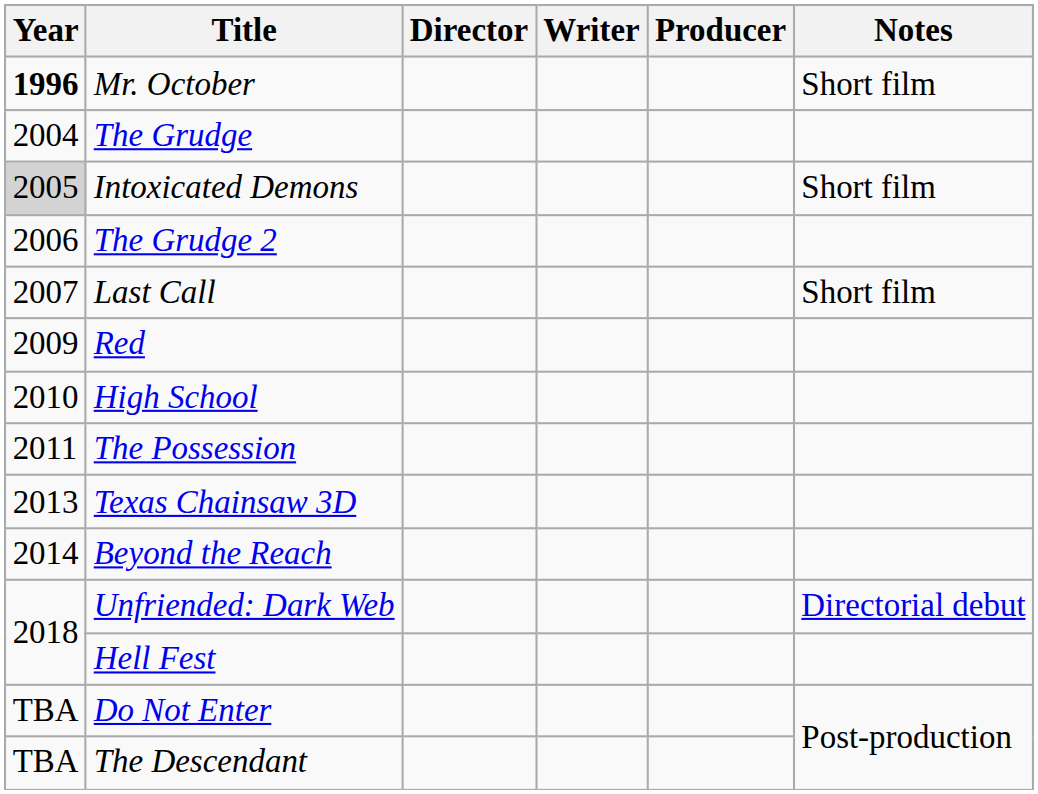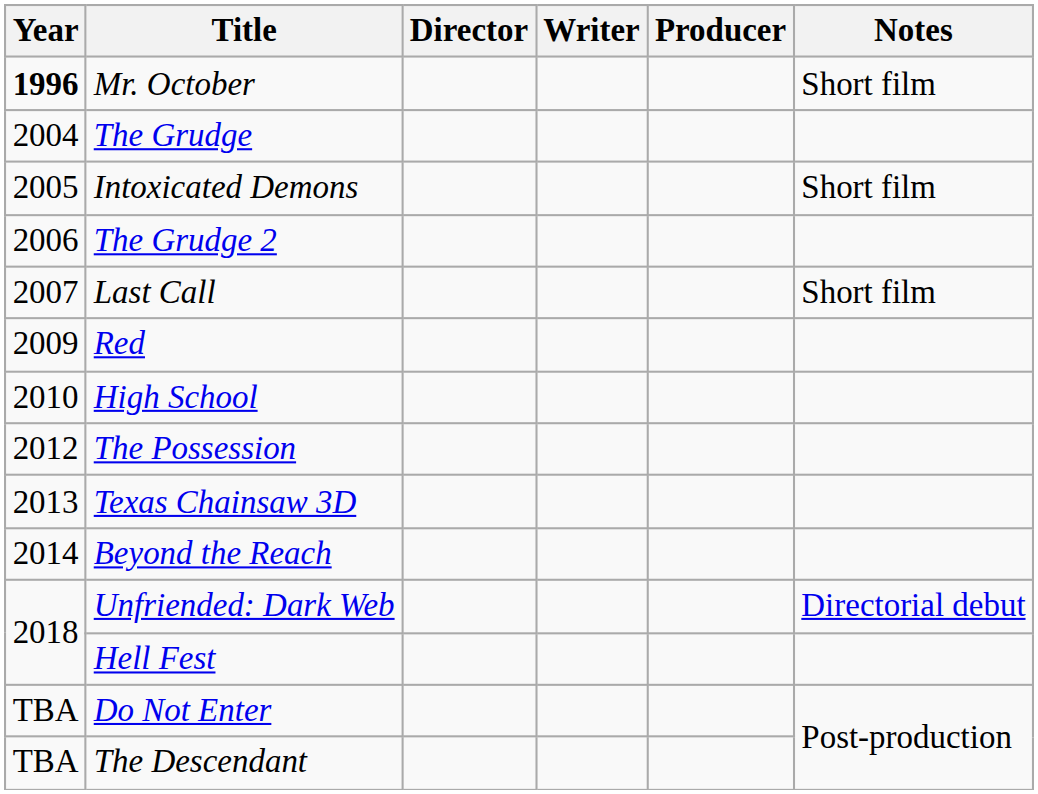(46, 187) lightgrey background -> (46, 187) no background
(45, 448) 2011 -> (46, 448) 2012
